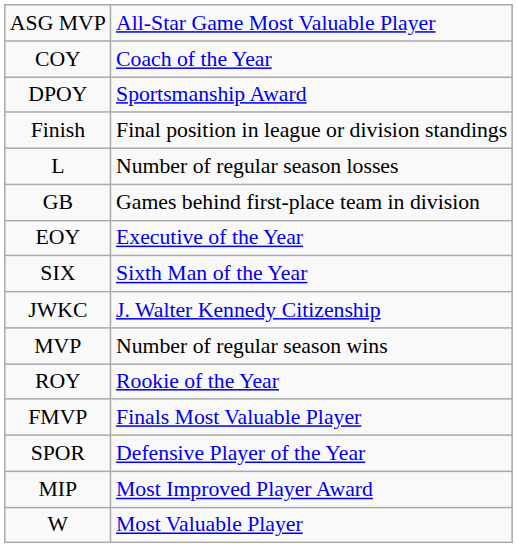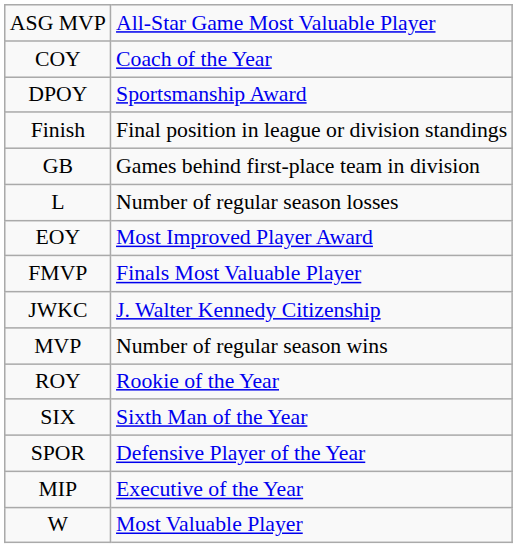rows swapped: (58, 202) <-> (58, 166)
(210, 237) Executive of the Year -> (245, 237) Most Improved Player Award
rows swapped: (58, 417) <-> (58, 273)
(245, 489) Most Improved Player Award -> (210, 489) Executive of the Year
